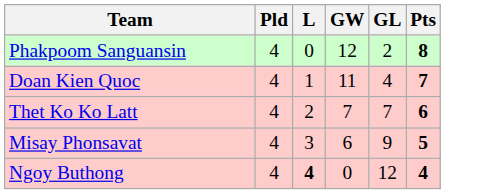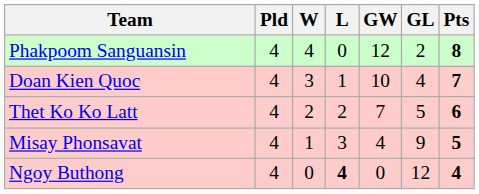+ column: (309, 19)
(347, 81) 11 -> (380, 81) 10
(387, 111) 7 -> (420, 111) 5
(347, 142) 6 -> (380, 142) 4
